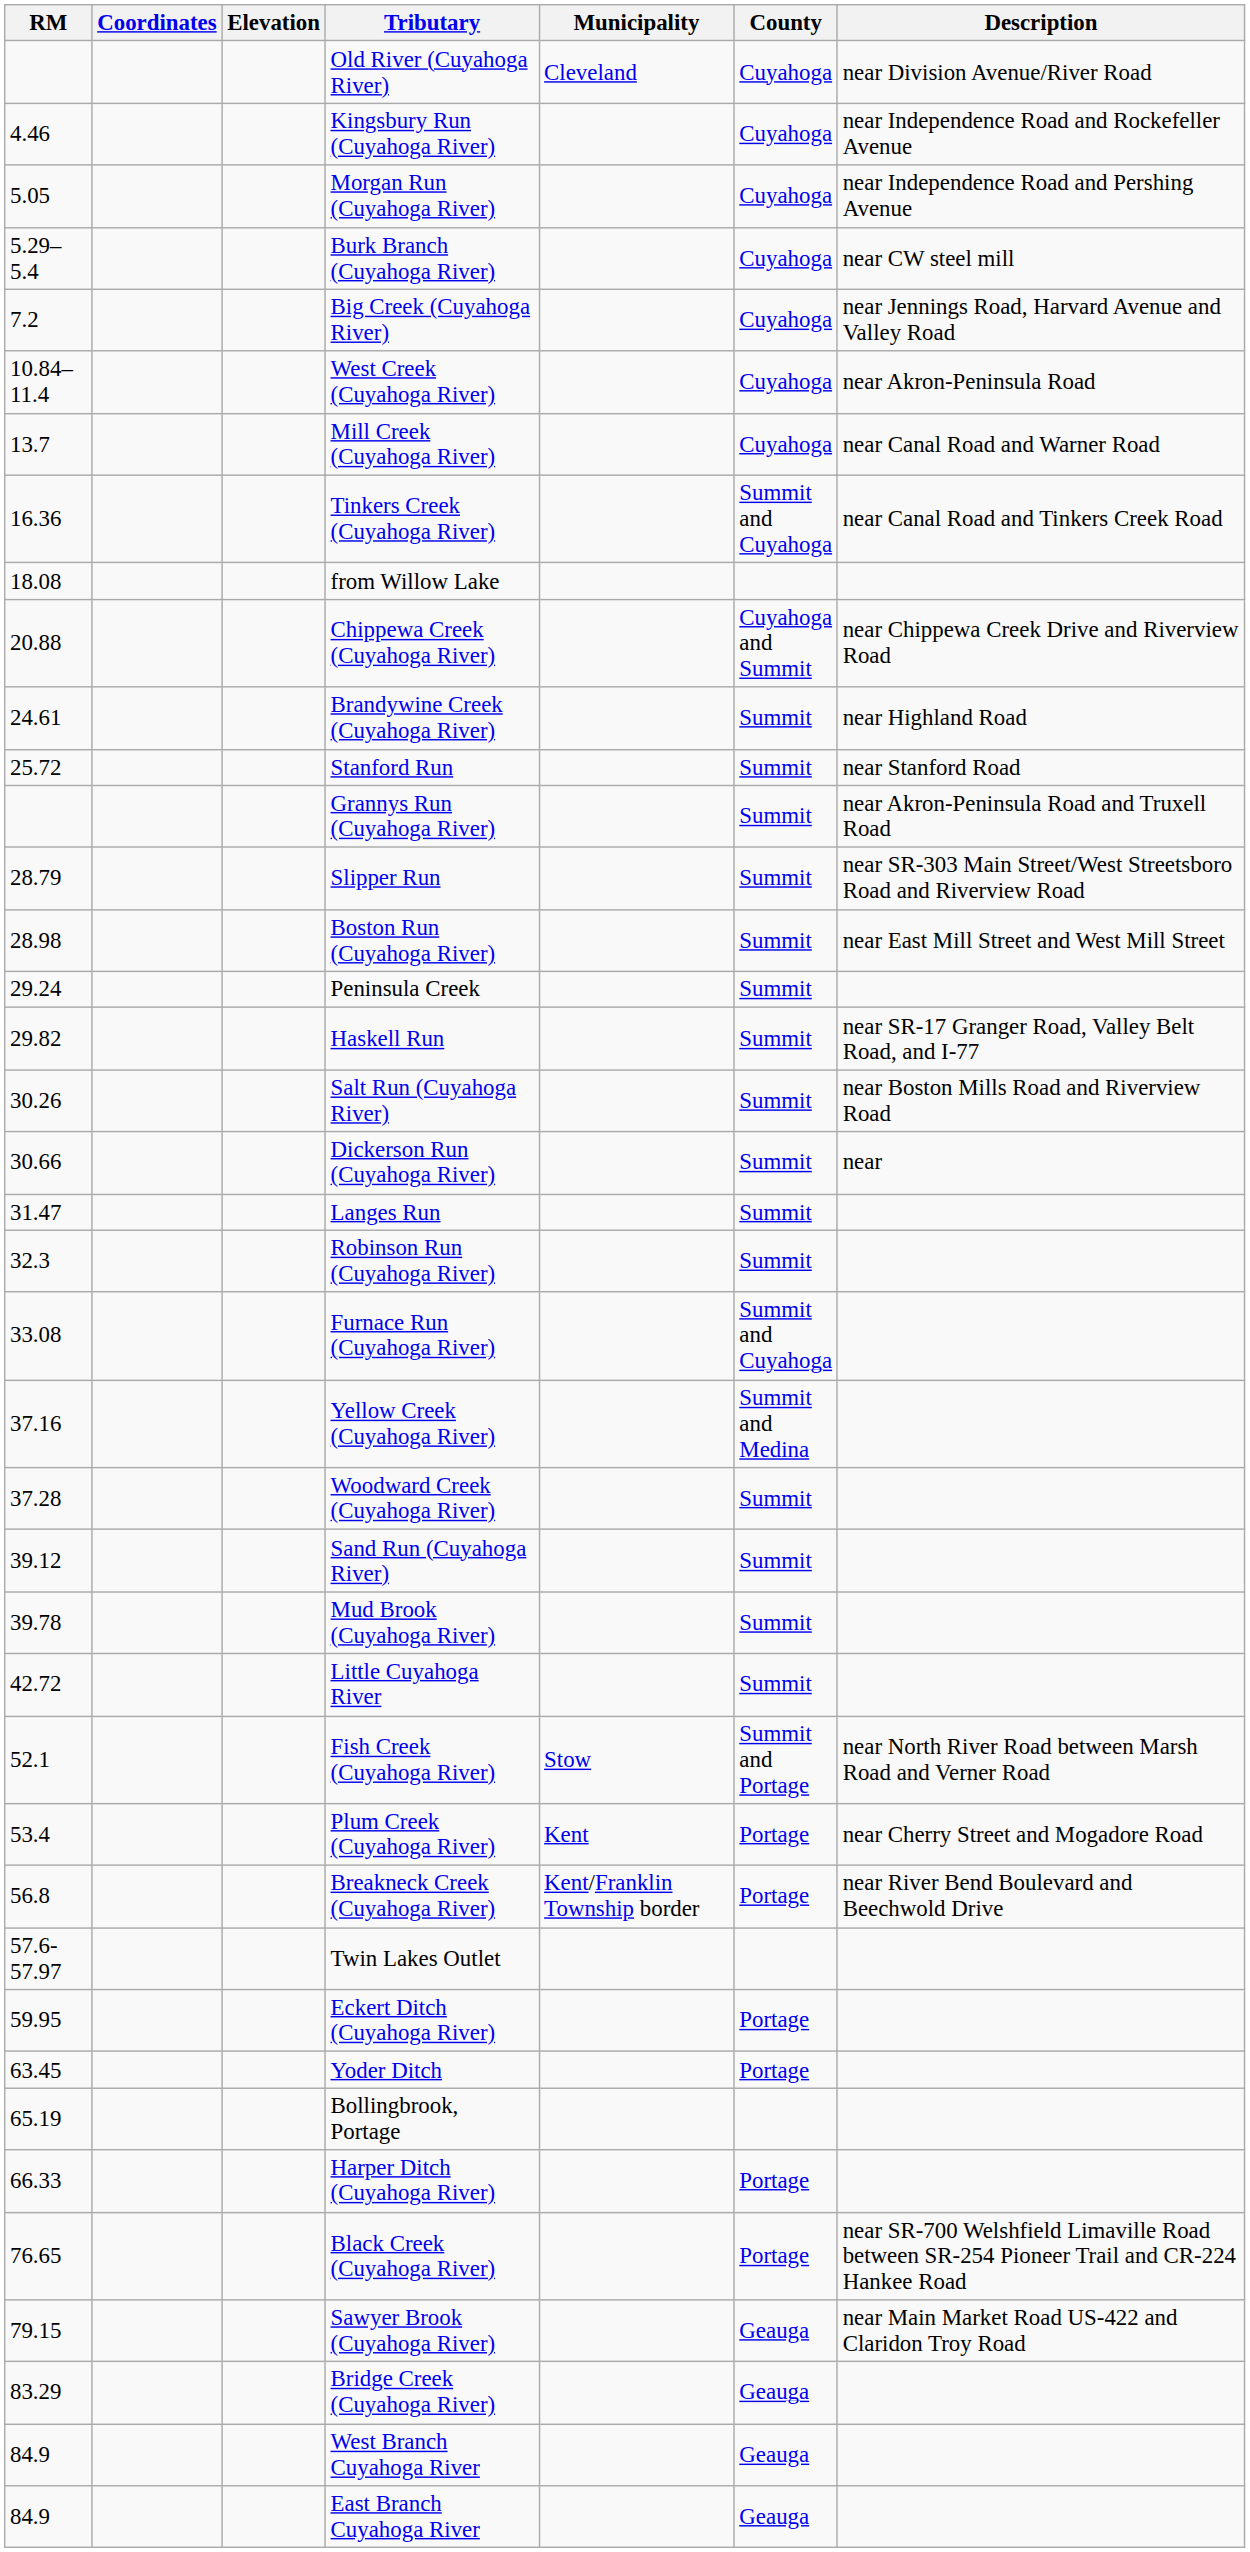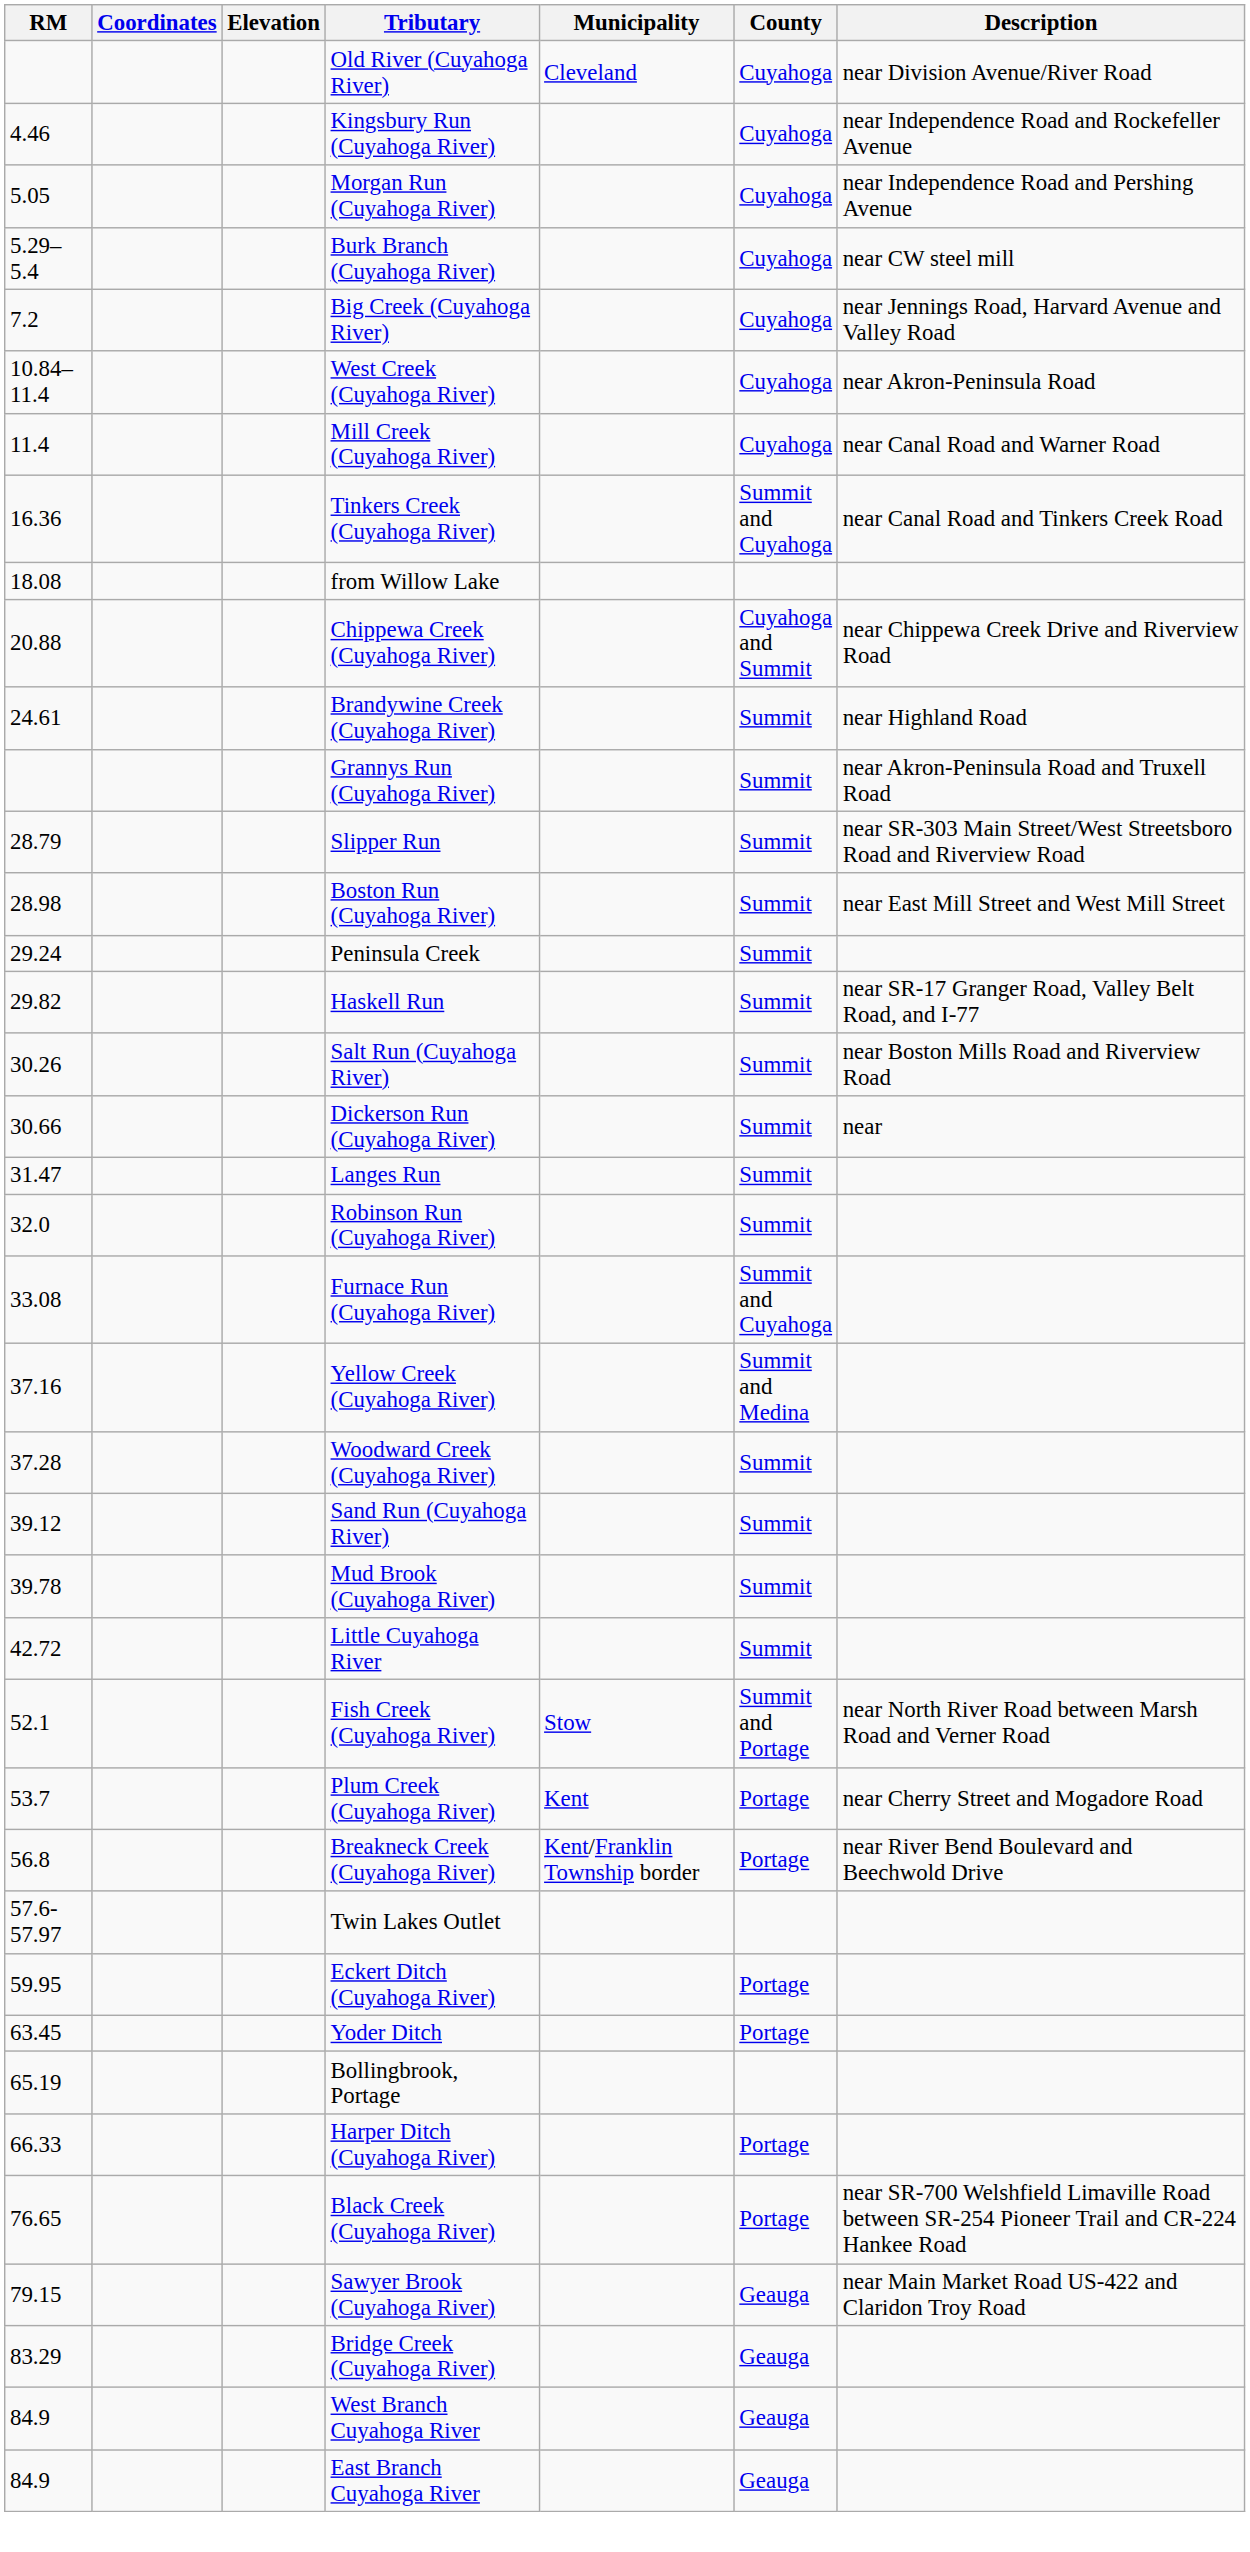(30, 443) 13.7 -> (30, 443) 11.4
- row: (392, 766)
(30, 1260) 32.3 -> (30, 1224) 32.0
(30, 1834) 53.4 -> (30, 1797) 53.7
